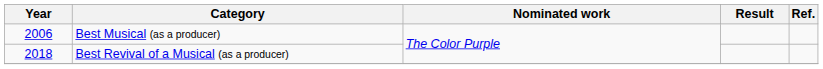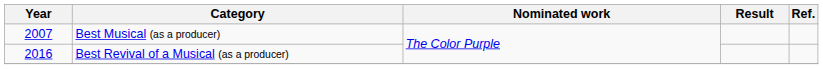(38, 34) 2006 -> (38, 34) 2007
(38, 53) 2018 -> (38, 53) 2016
